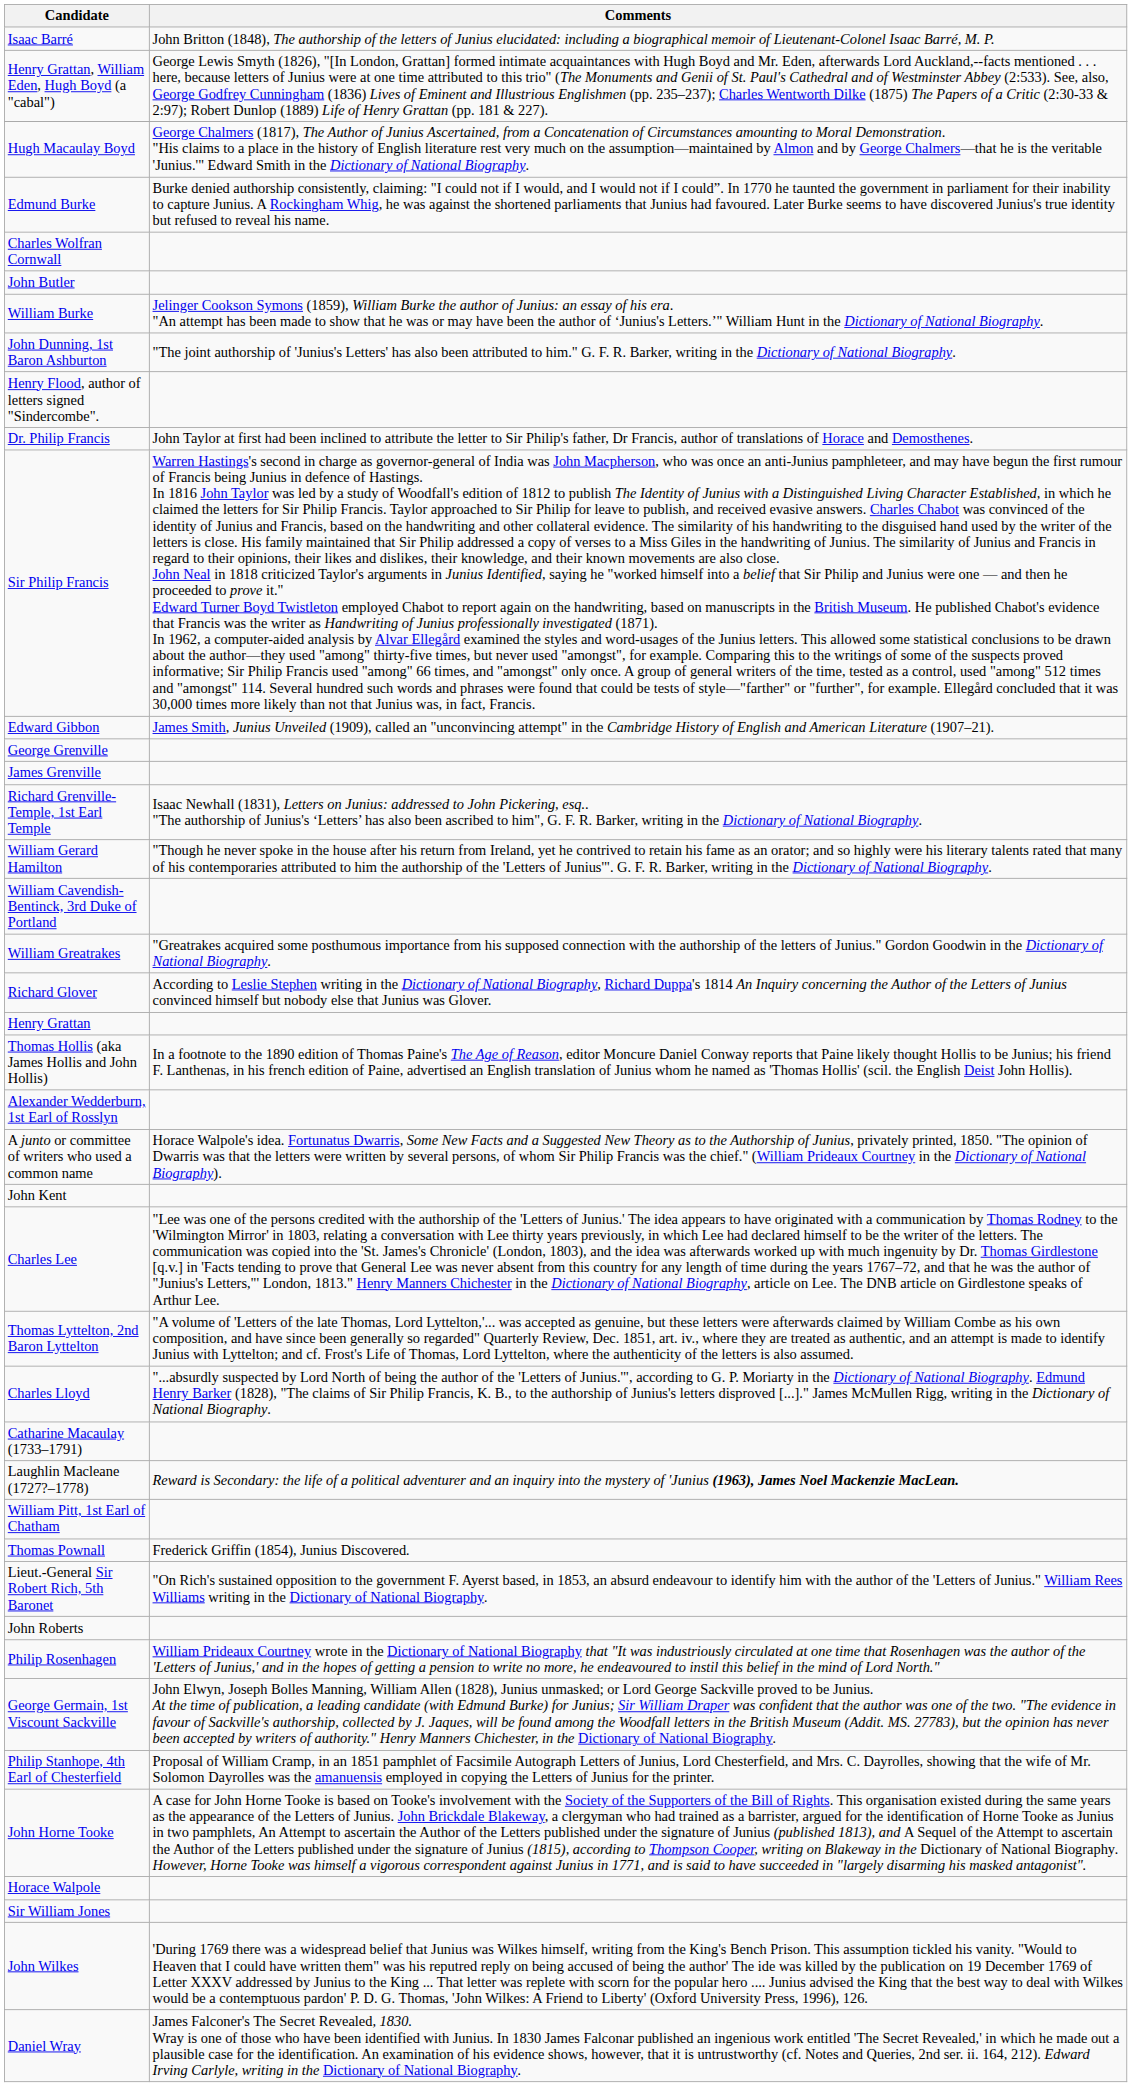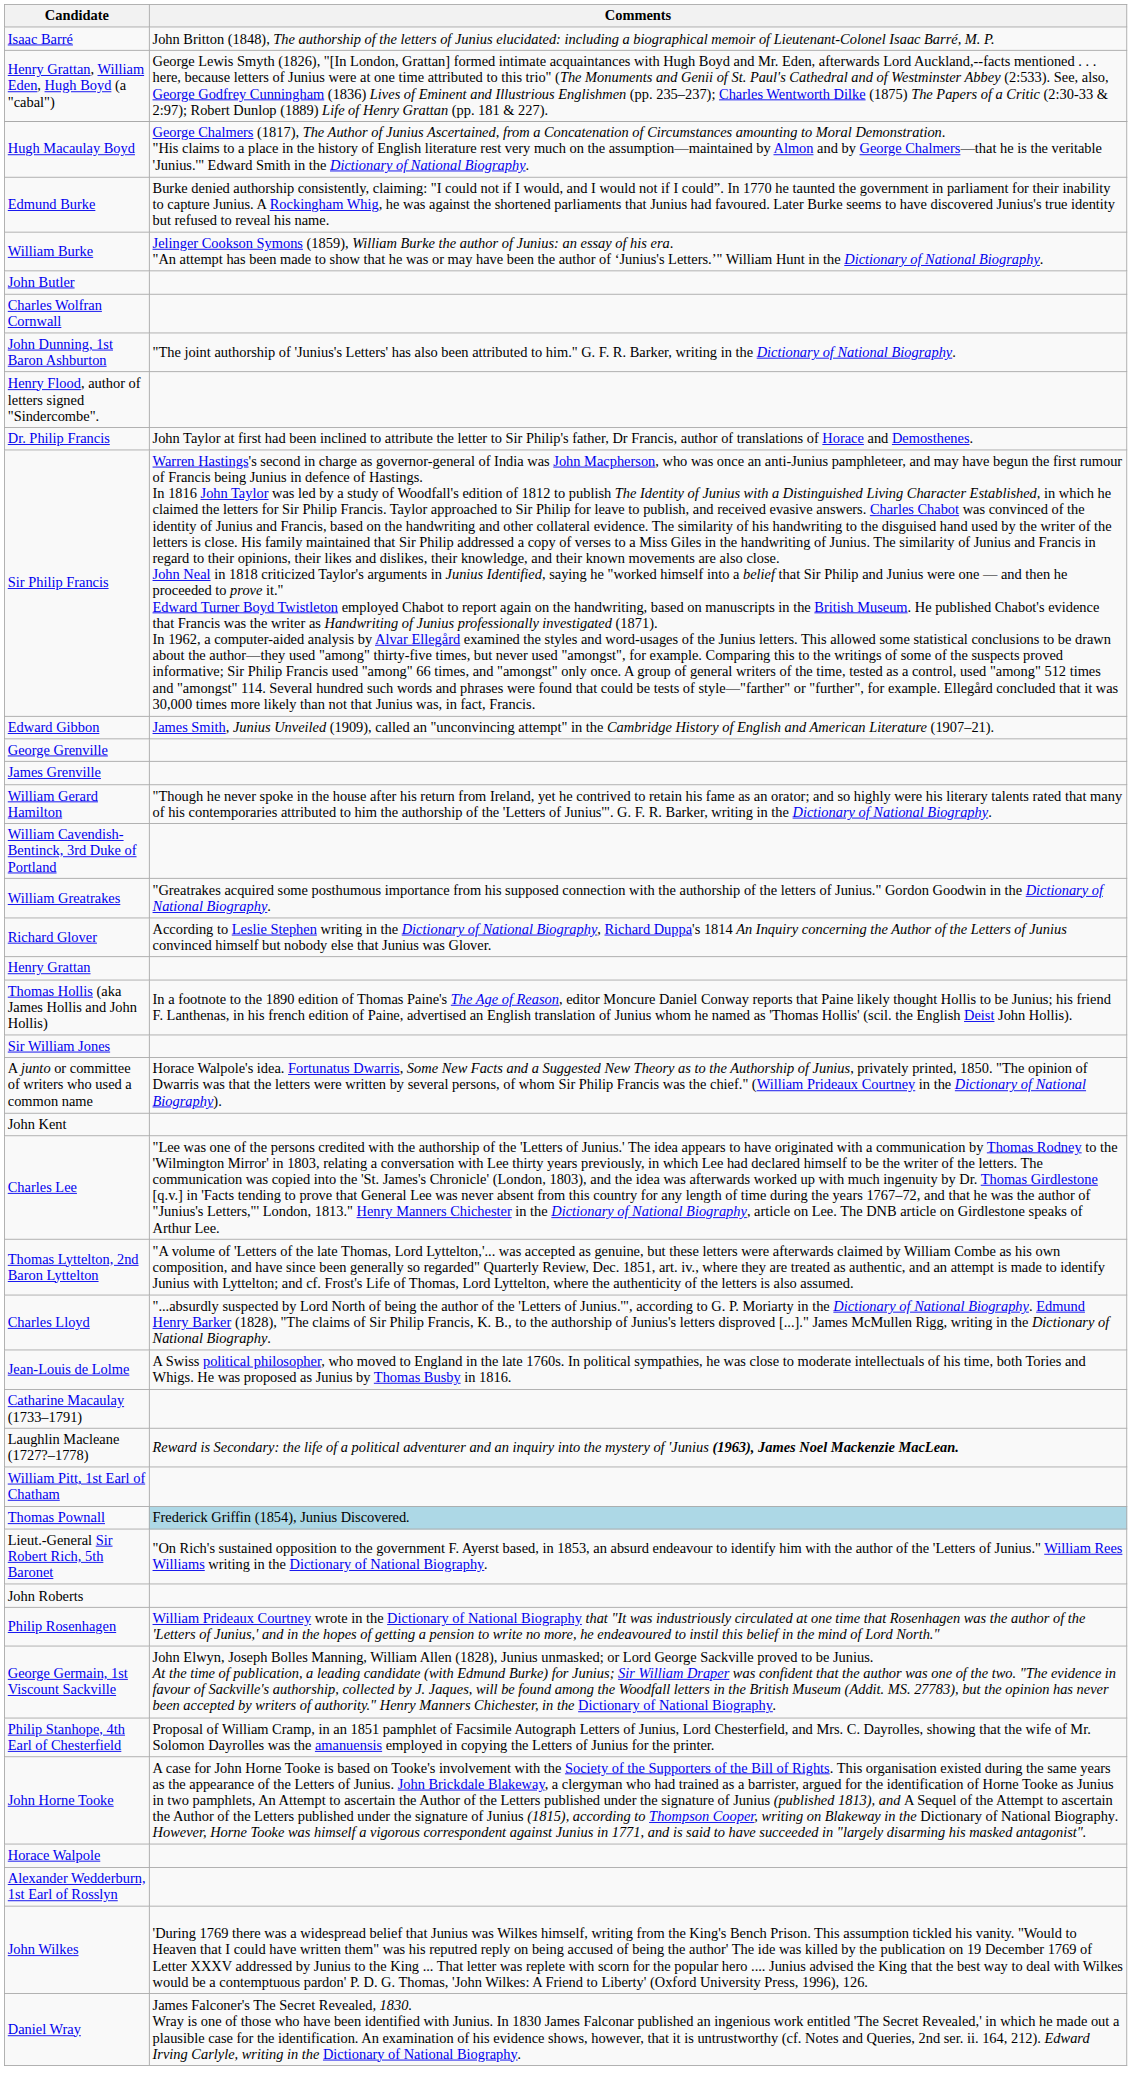rows swapped: (50, 313) <-> (55, 251)
- row: (62, 812)
rows swapped: (59, 1910) <-> (77, 1109)
+ row: (69, 1369)
(281, 1550) no background -> (281, 1517) lightblue background
